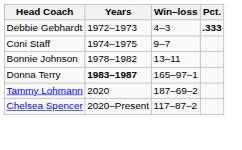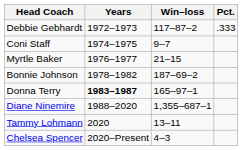(162, 28) 4–3 -> (175, 28) 117–87–2
(212, 28) bold -> (226, 28) normal
+ row: (34, 59)
(167, 59) 13–11 -> (176, 75) 187–69–2
+ row: (41, 106)
(176, 91) 187–69–2 -> (167, 122) 13–11
(175, 106) 117–87–2 -> (162, 138) 4–3
